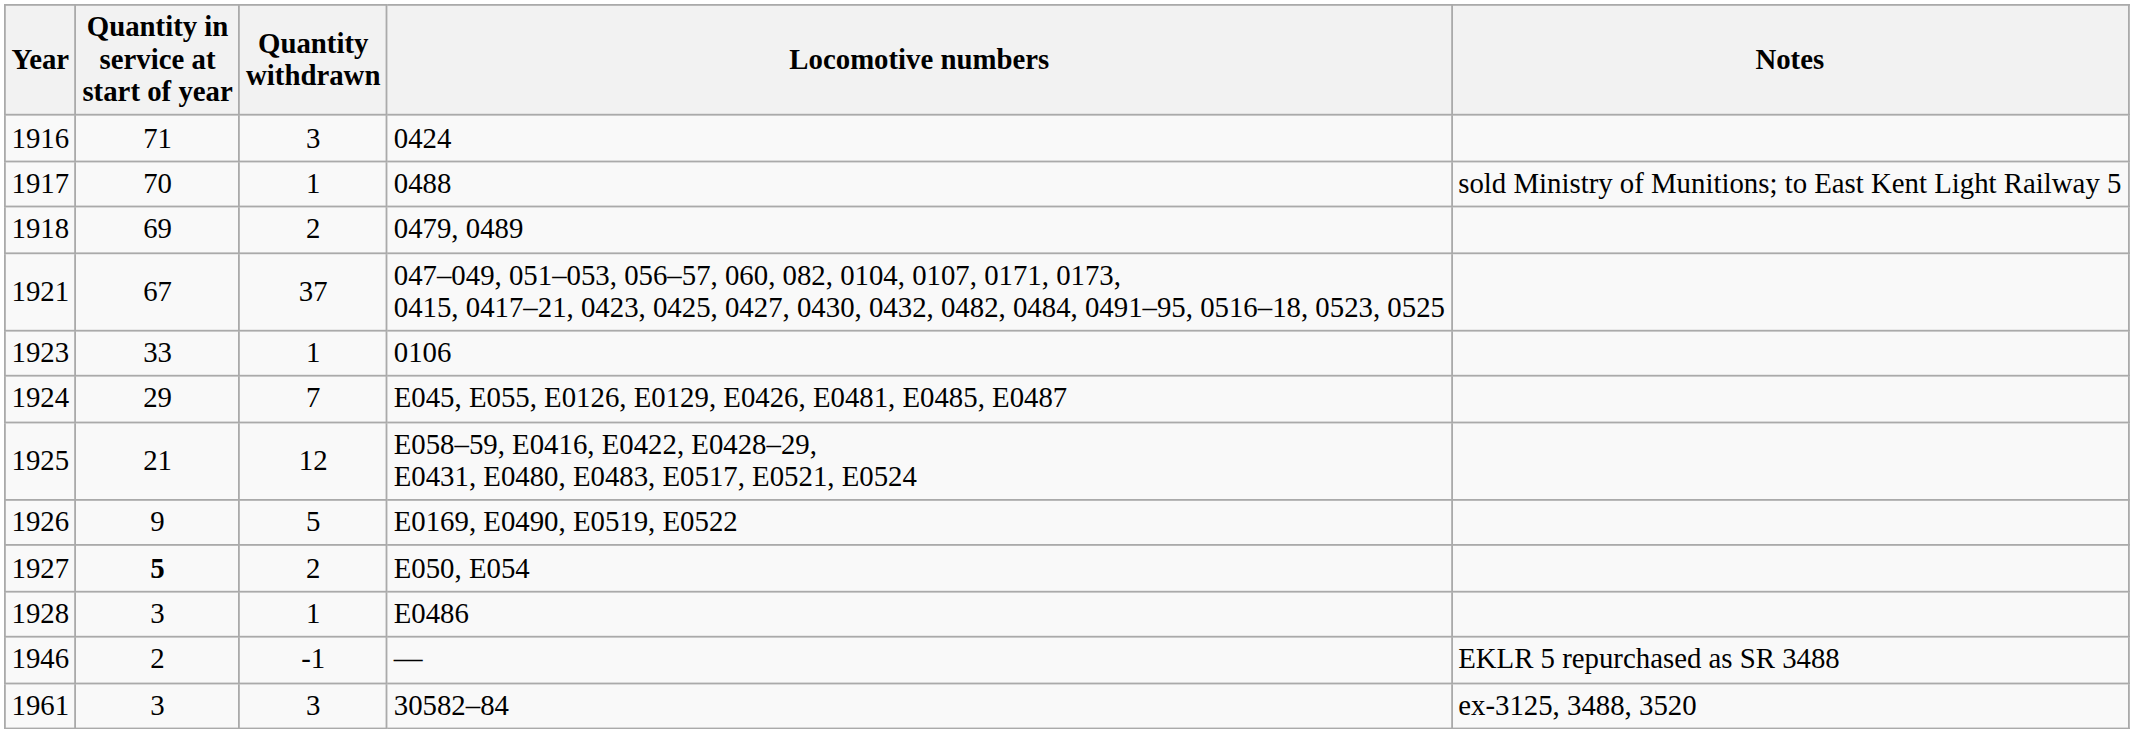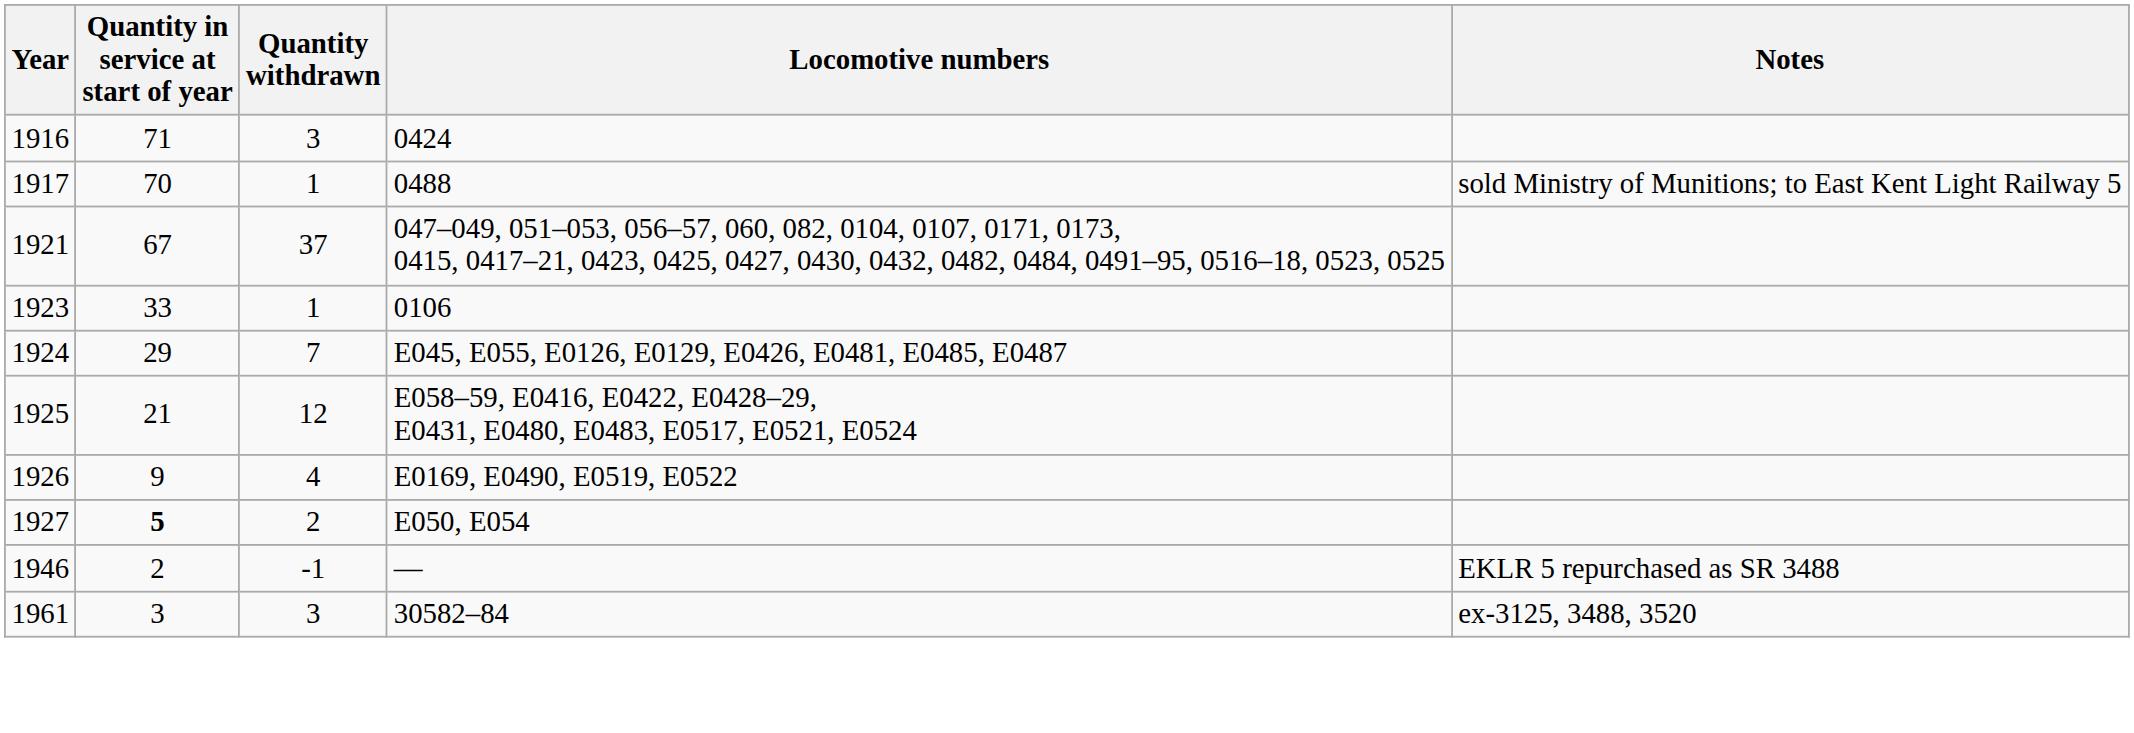- row: (40, 229)
(313, 522) 5 -> (313, 476) 4
- row: (40, 613)
